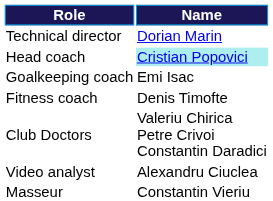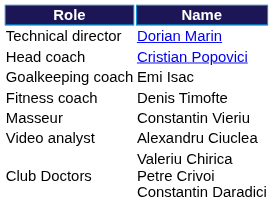(192, 56) paleturquoise background -> (192, 56) no background
rows swapped: (34, 192) <-> (49, 135)
